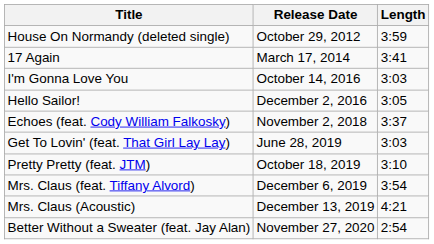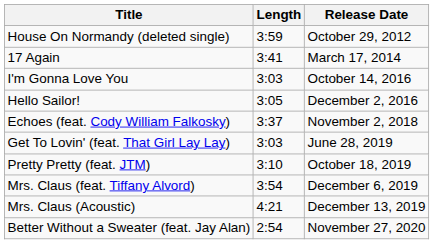columns swapped: (403, 15) <-> (316, 15)
